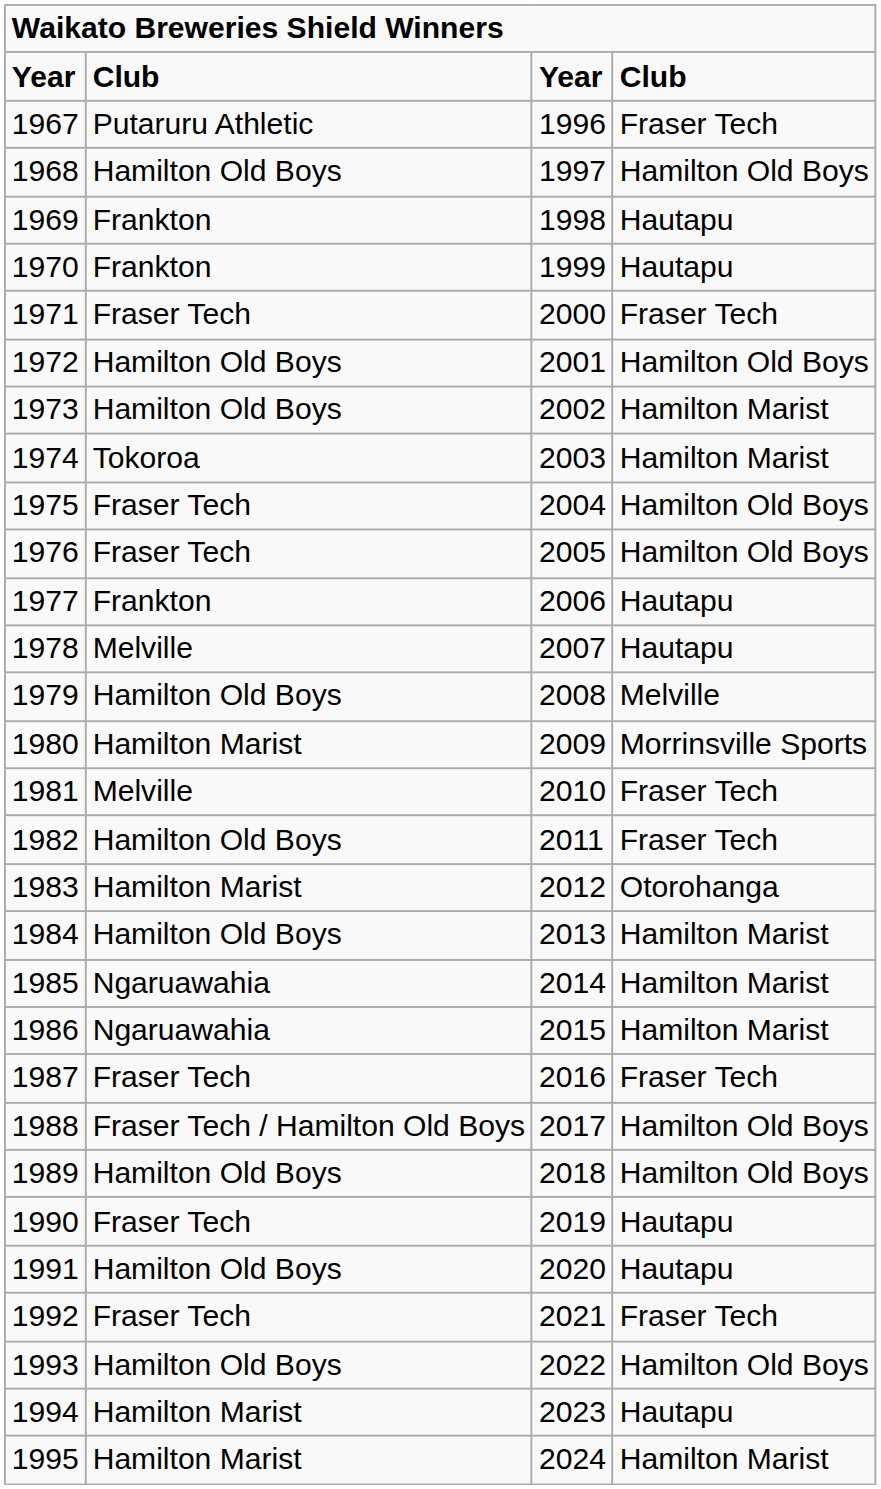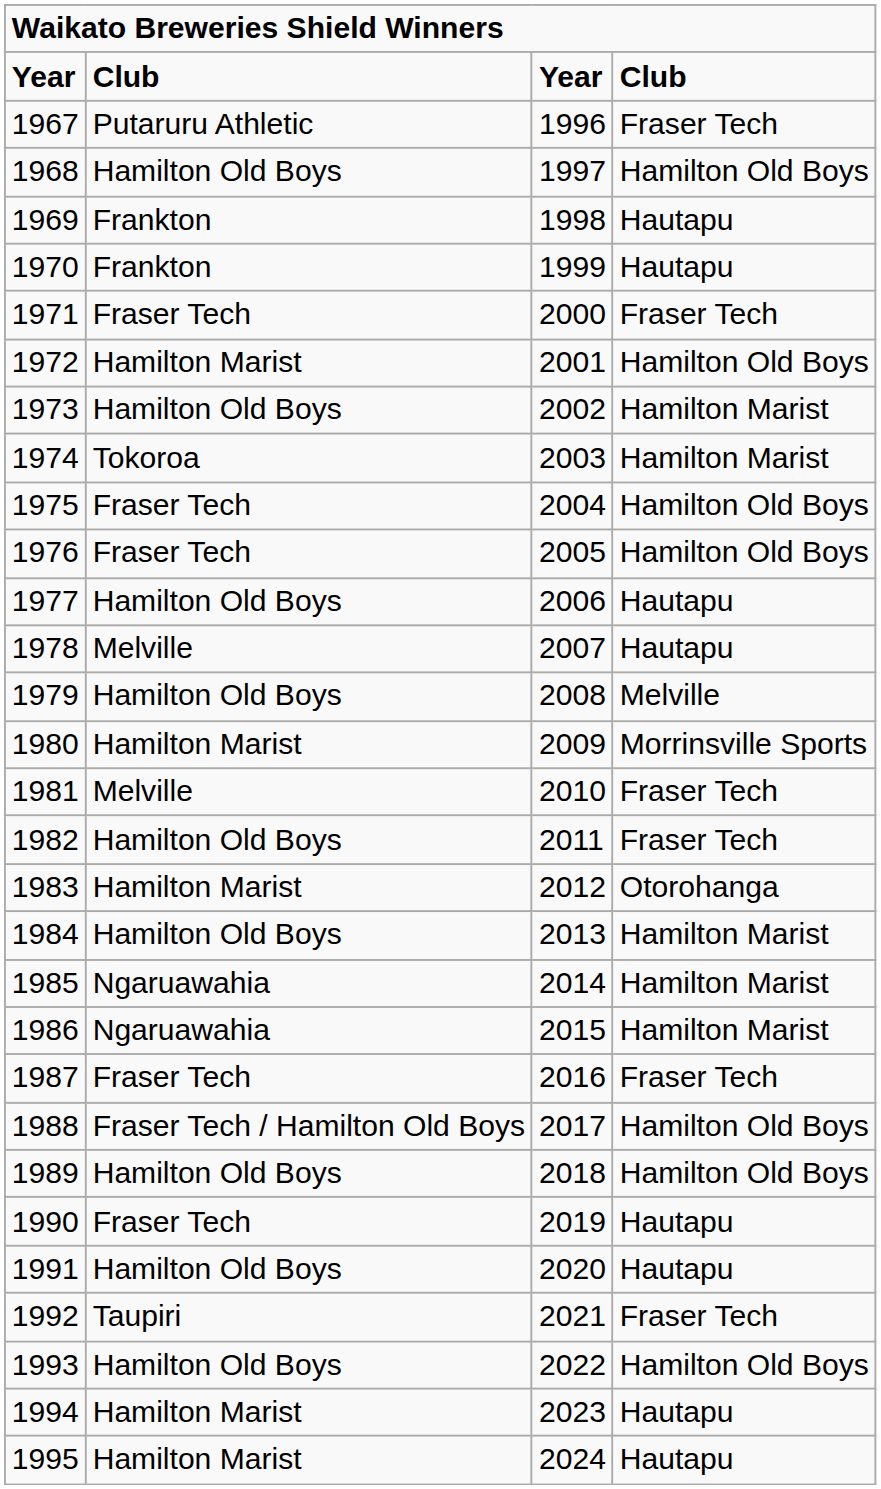(217, 362) Hamilton Old Boys -> (197, 362) Hamilton Marist
(152, 600) Frankton -> (217, 600) Hamilton Old Boys
(172, 1316) Fraser Tech -> (137, 1316) Taupiri
(724, 1459) Hamilton Marist -> (677, 1459) Hautapu
